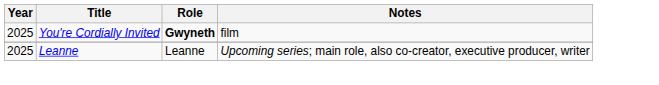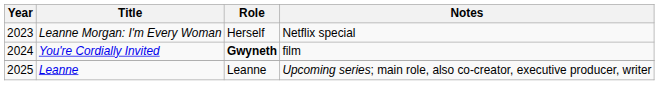+ row: (130, 32)
(20, 32) 2025 -> (20, 51) 2024
